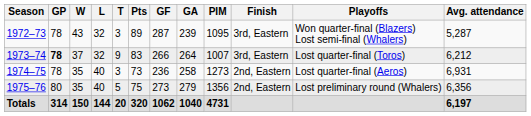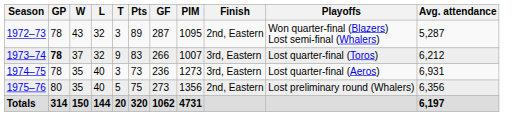- column: (191, 12)
(261, 34) 3rd, Eastern -> (235, 34) 2nd, Eastern
(262, 71) 2nd, Eastern -> (234, 71) 3rd, Eastern
